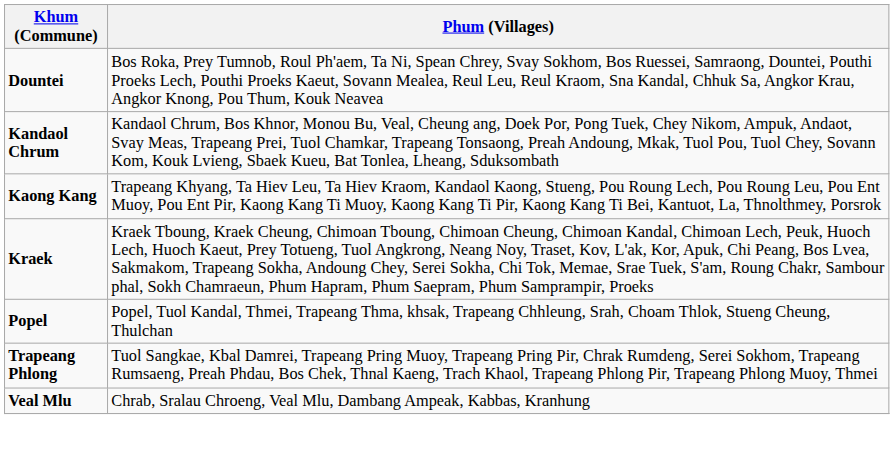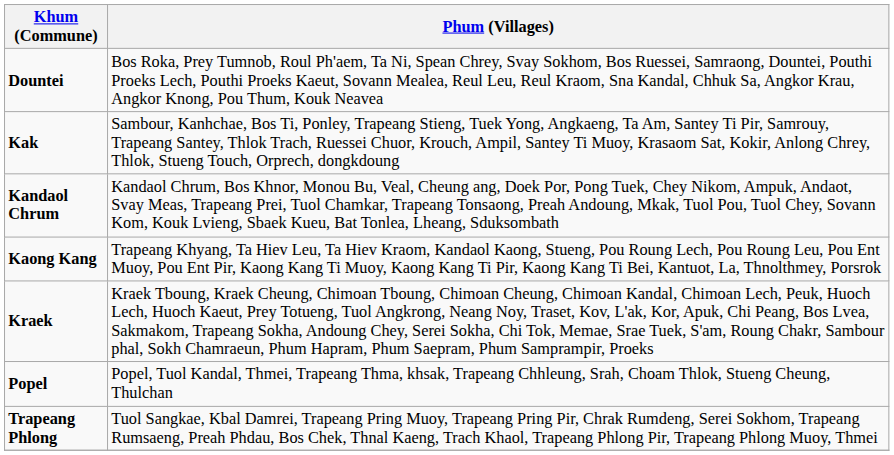+ row: (23, 142)
- row: (40, 400)
